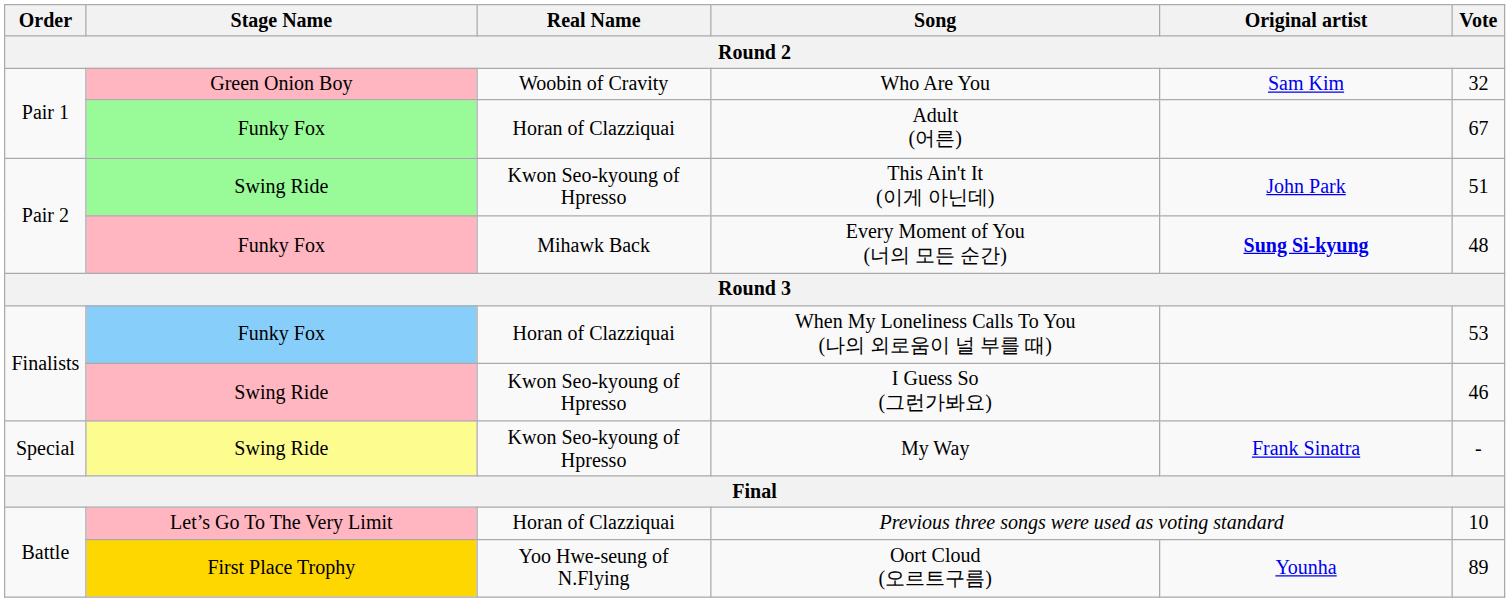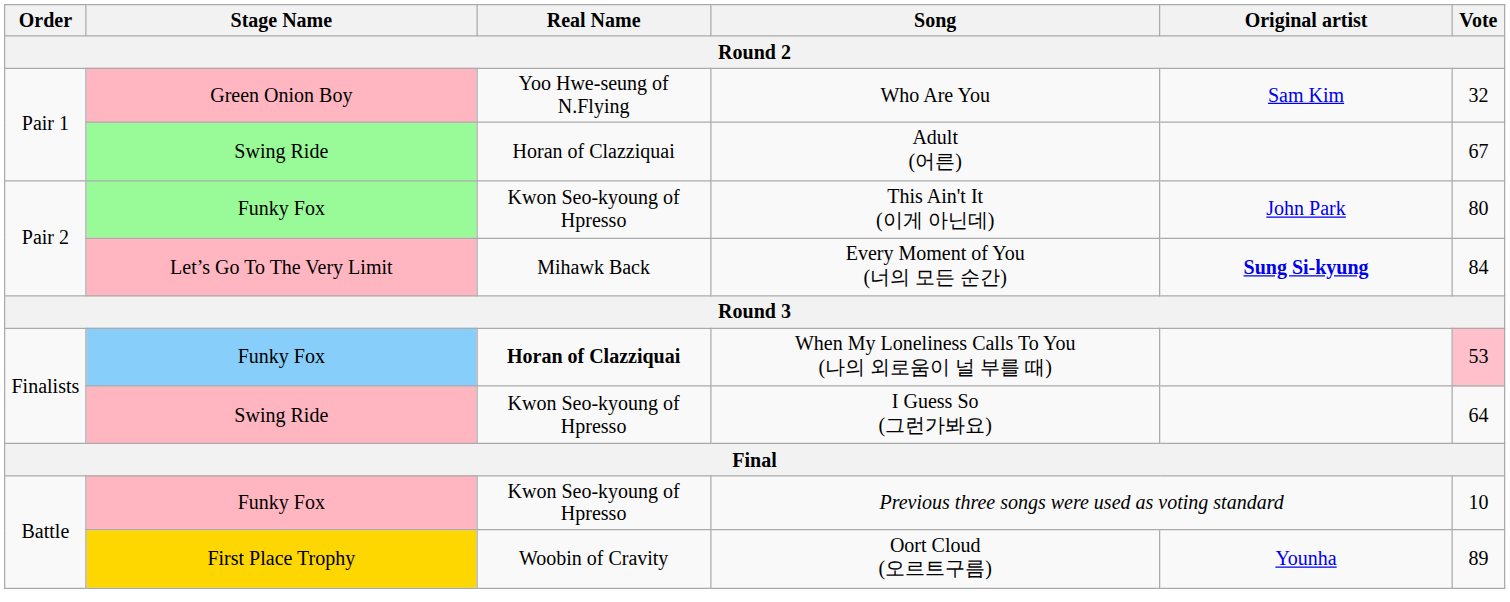(594, 83) Woobin of Cravity -> (594, 95) Yoo Hwe-seung of N.Flying
(281, 128) Funky Fox -> (281, 151) Swing Ride
(281, 186) Swing Ride -> (281, 209) Funky Fox
(1478, 186) 51 -> (1478, 209) 80
(281, 244) Funky Fox -> (281, 267) Let’s Go To The Very Limit
(1478, 244) 48 -> (1478, 267) 84
(594, 334) normal -> (594, 356) bold
(1478, 334) no background -> (1478, 356) pink background
(1478, 392) 46 -> (1478, 414) 64
- row: (935, 448)
(281, 523) Let’s Go To The Very Limit -> (281, 502) Funky Fox
(594, 523) Horan of Clazziquai -> (594, 502) Kwon Seo-kyoung of Hpresso
(594, 567) Yoo Hwe-seung of N.Flying -> (594, 558) Woobin of Cravity
